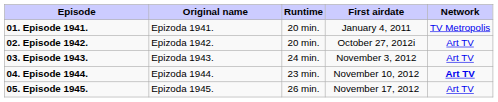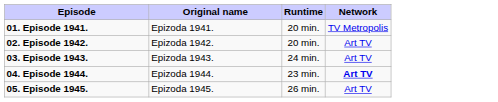- column: (376, 12)
